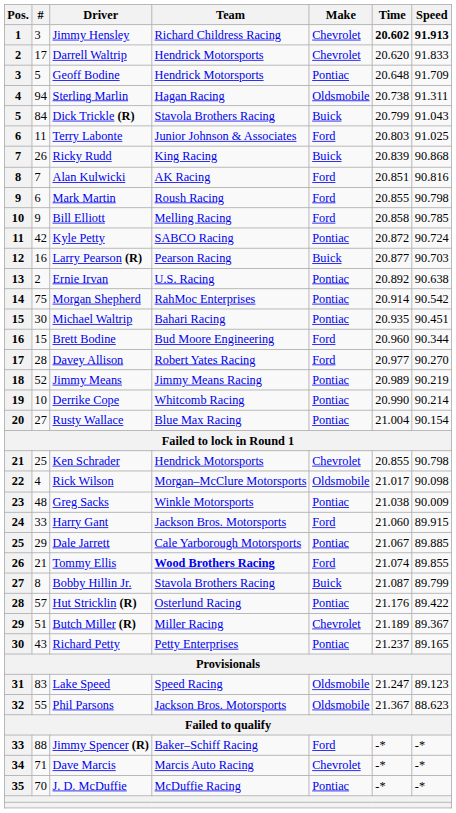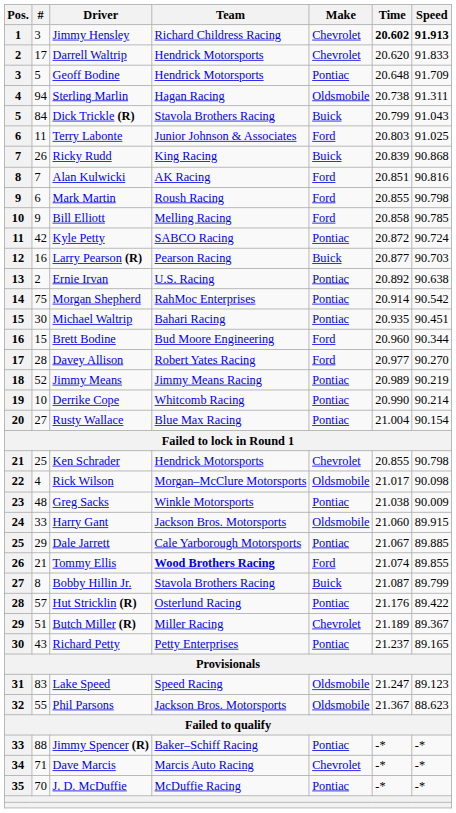(324, 522) Ford -> (341, 522) Oldsmobile
(324, 745) Ford -> (331, 745) Pontiac
